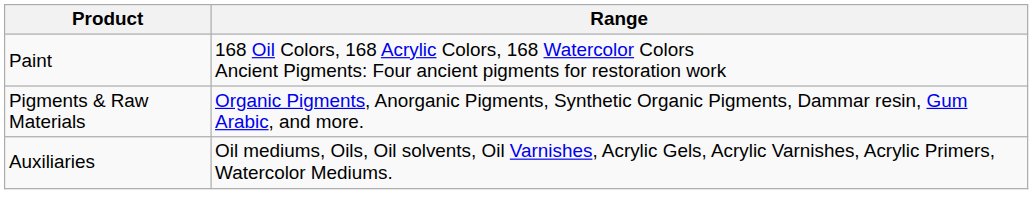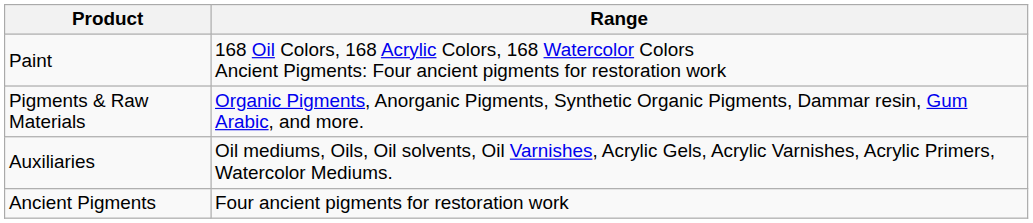+ row: (82, 202)
